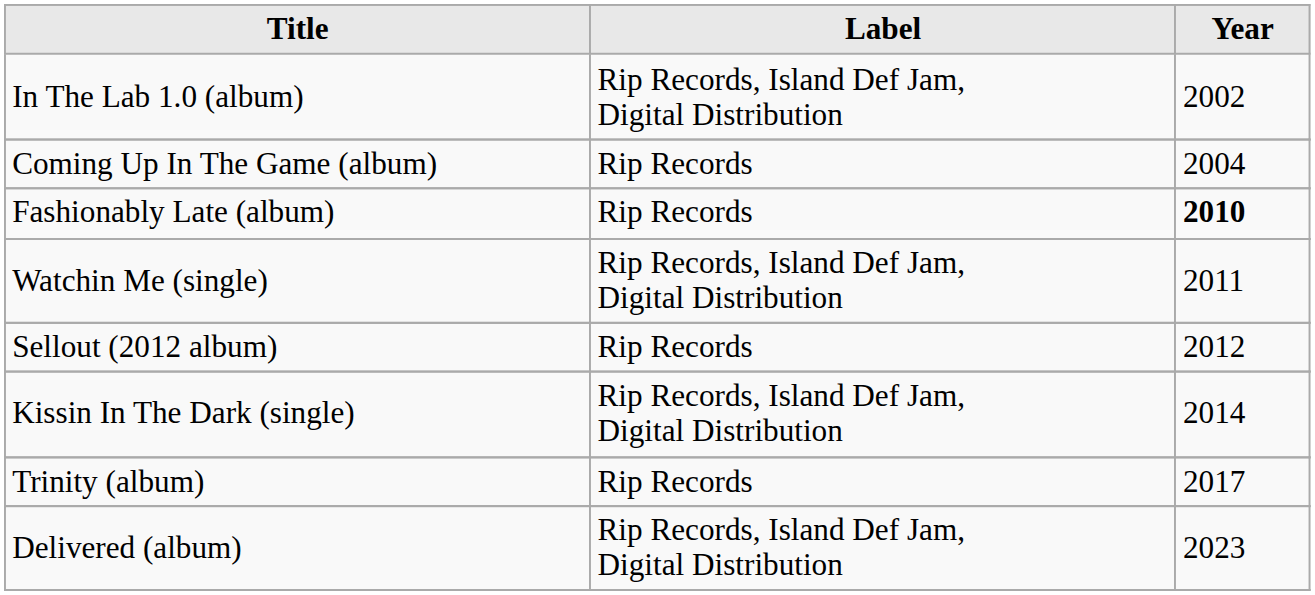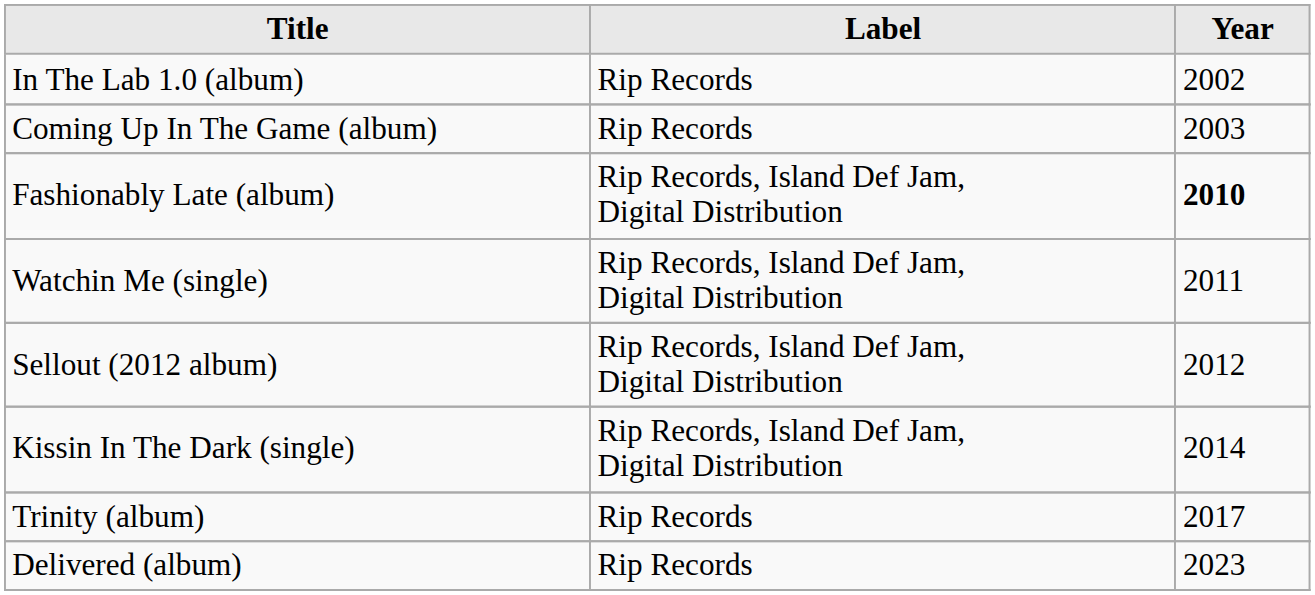(781, 96) Rip Records, Island Def Jam, Digital Distribution -> (675, 78) Rip Records
(1214, 163) 2004 -> (1214, 128) 2003
(675, 212) Rip Records -> (781, 195) Rip Records, Island Def Jam, Digital Distribution
(675, 346) Rip Records -> (781, 364) Rip Records, Island Def Jam, Digital Distribution
(781, 547) Rip Records, Island Def Jam, Digital Distribution -> (675, 565) Rip Records
